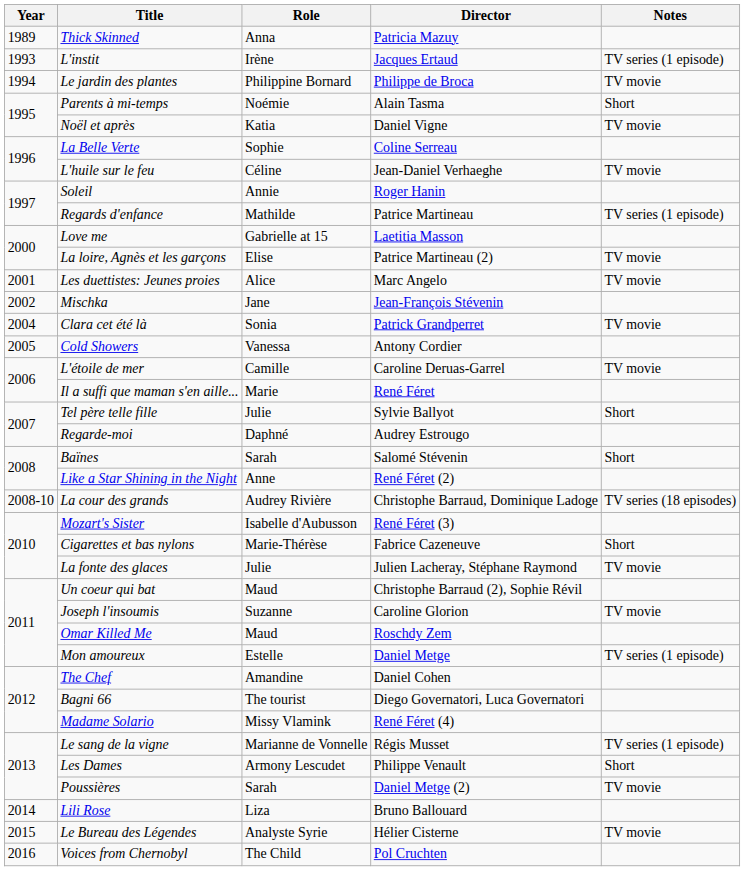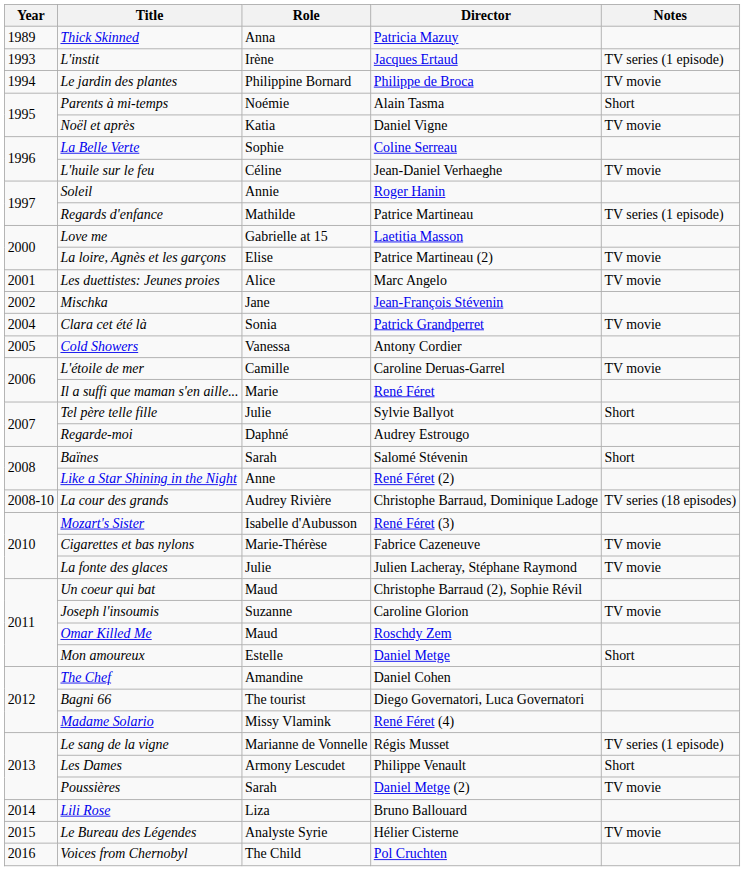(620, 545) Short -> (633, 545) TV movie
(664, 655) TV series (1 episode) -> (620, 655) Short
